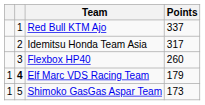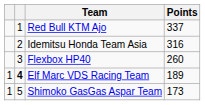(175, 44) 317 -> (175, 44) 316
(175, 75) 179 -> (175, 75) 189
